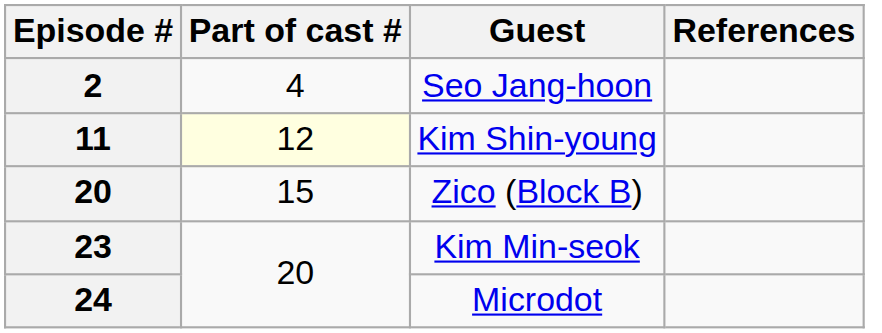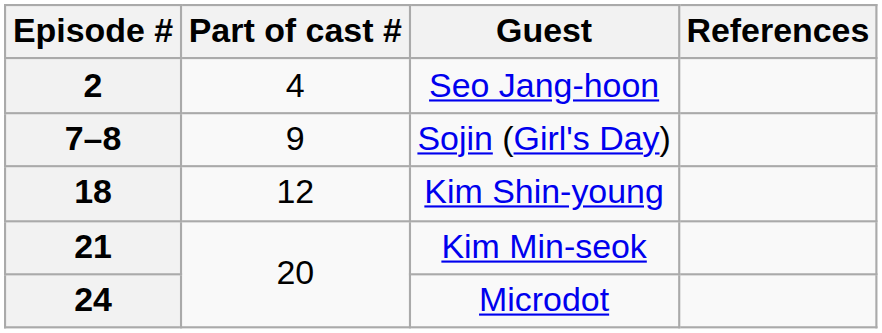+ row: (544, 138)
(93, 138) 11 -> (93, 192) 18
(295, 138) lightyellow background -> (295, 192) no background
- row: (537, 192)
(93, 246) 23 -> (93, 246) 21
